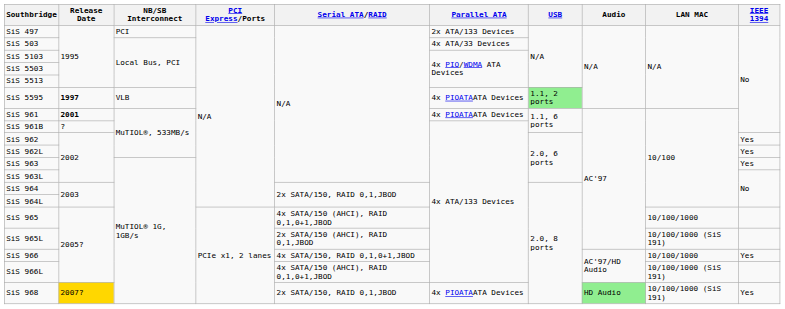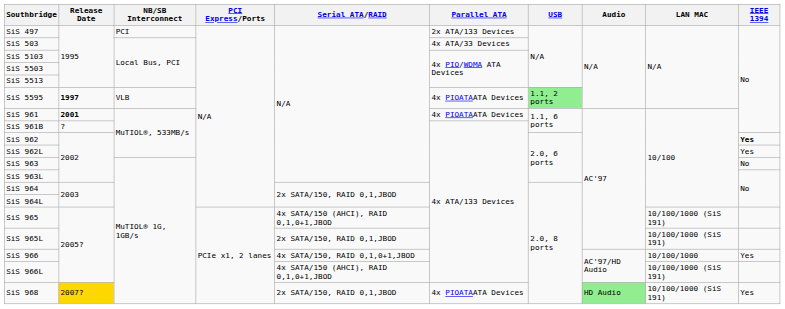(747, 139) normal -> (747, 139) bold
(747, 164) Yes -> (745, 164) No
(673, 218) 10/100/1000 -> (684, 218) 10/100/1000 (SiS 191)
(332, 239) 2x SATA/150 (AHCI), RAID 0,1,JBOD -> (336, 239) 2x SATA/150, RAID 0,1,JBOD
